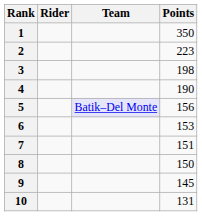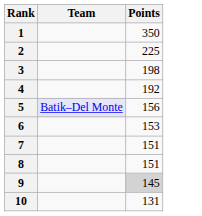- column: (55, 13)
(185, 51) 223 -> (151, 51) 225
(185, 88) 190 -> (151, 88) 192
(185, 164) 150 -> (151, 164) 151
(185, 182) no background -> (151, 182) lightgrey background
